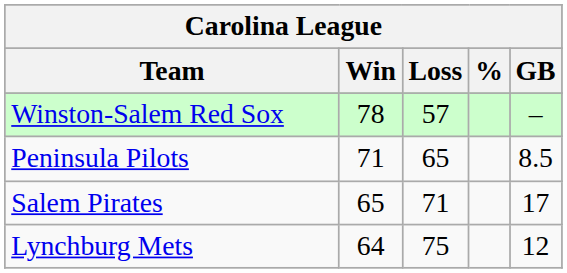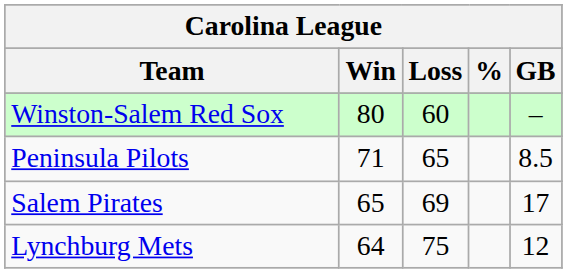(371, 114) 78 -> (371, 114) 80
(435, 114) 57 -> (435, 114) 60
(435, 202) 71 -> (435, 202) 69
